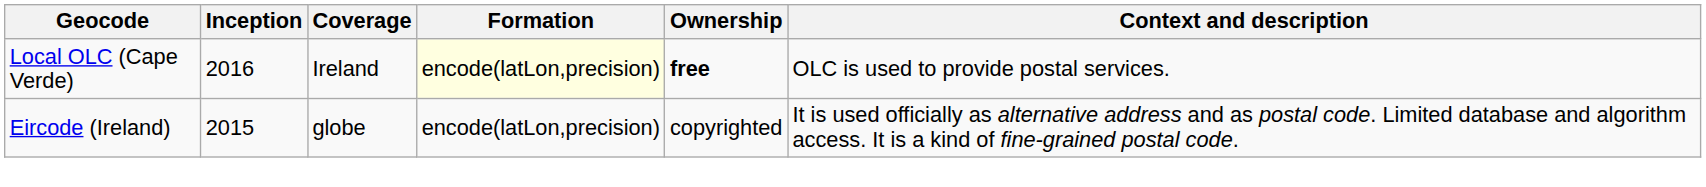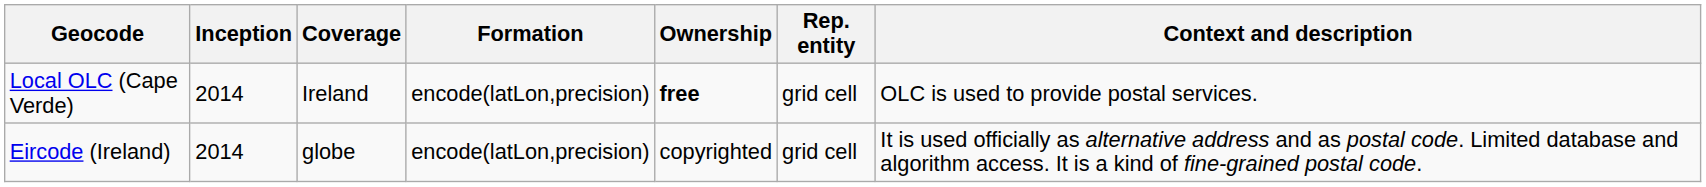+ column: (826, 33)
(230, 68) 2016 -> (219, 92) 2014
(541, 68) lightyellow background -> (530, 92) no background
(230, 127) 2015 -> (219, 151) 2014
